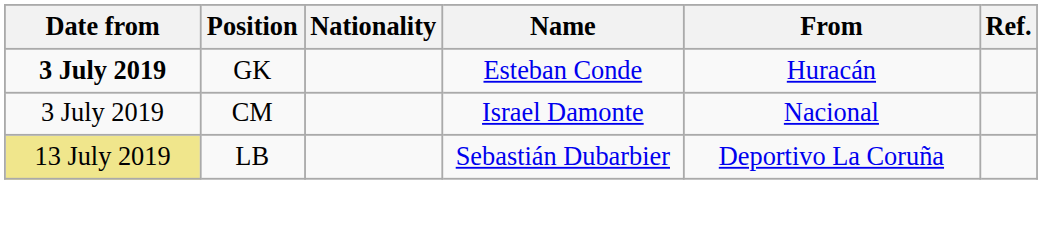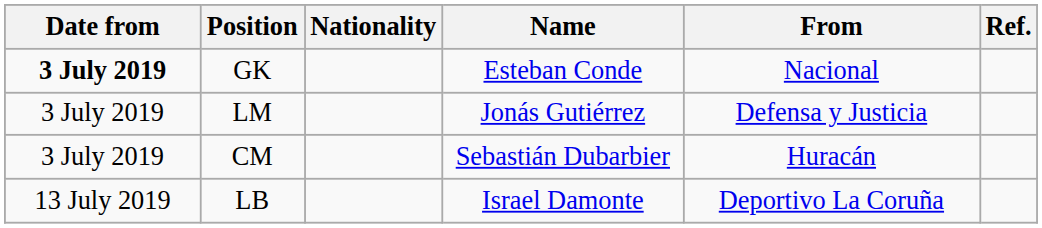(831, 70) Huracán -> (831, 70) Nacional
+ row: (252, 113)
(563, 113) Israel Damonte -> (563, 157) Sebastián Dubarbier
(831, 113) Nacional -> (831, 157) Huracán
(103, 157) khaki background -> (103, 200) no background
(563, 157) Sebastián Dubarbier -> (563, 200) Israel Damonte
